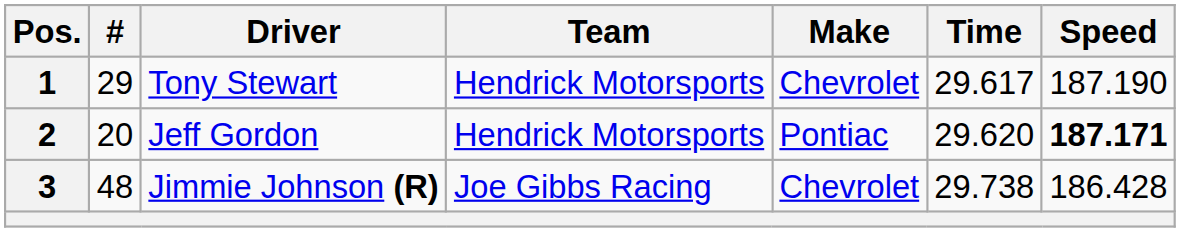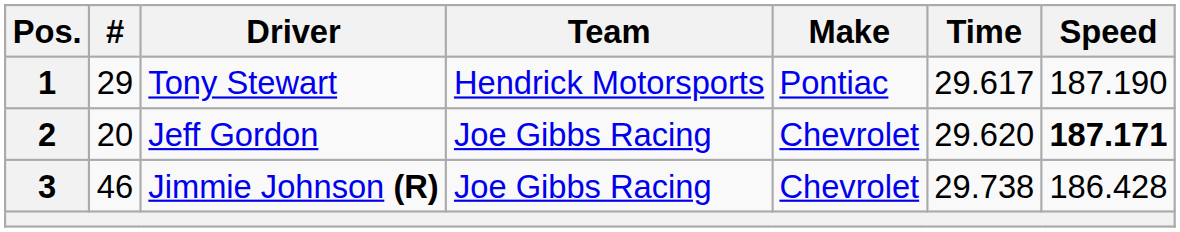(849, 83) Chevrolet -> (834, 83) Pontiac
(609, 135) Hendrick Motorsports -> (583, 135) Joe Gibbs Racing
(834, 135) Pontiac -> (849, 135) Chevrolet
(115, 186) 48 -> (115, 186) 46
